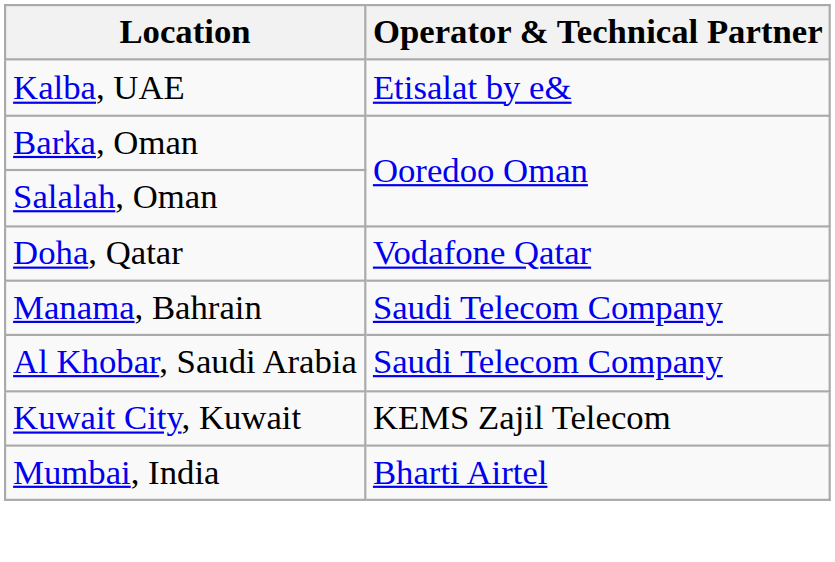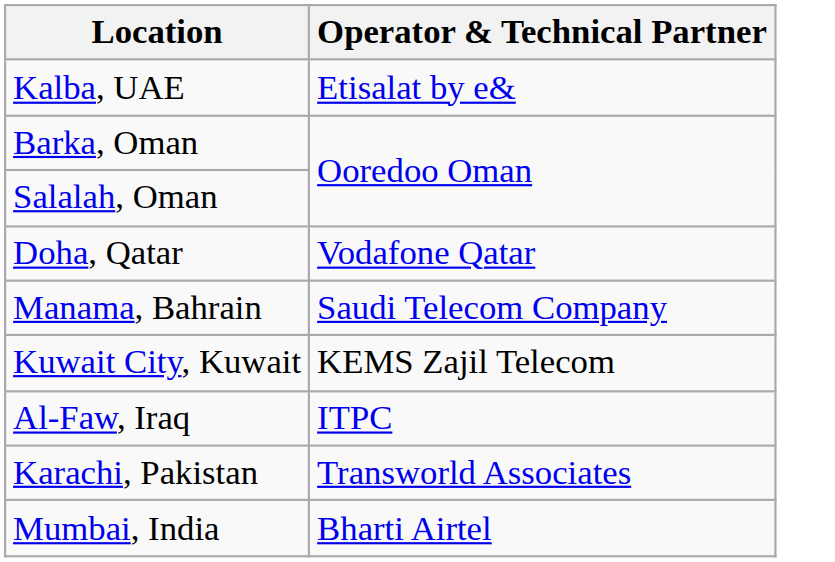- row: (185, 362)
+ row: (102, 417)
+ row: (136, 472)
